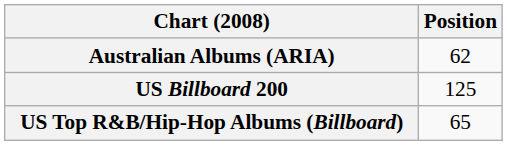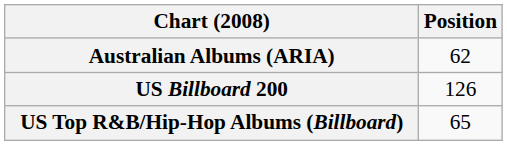(460, 88) 125 -> (460, 88) 126
